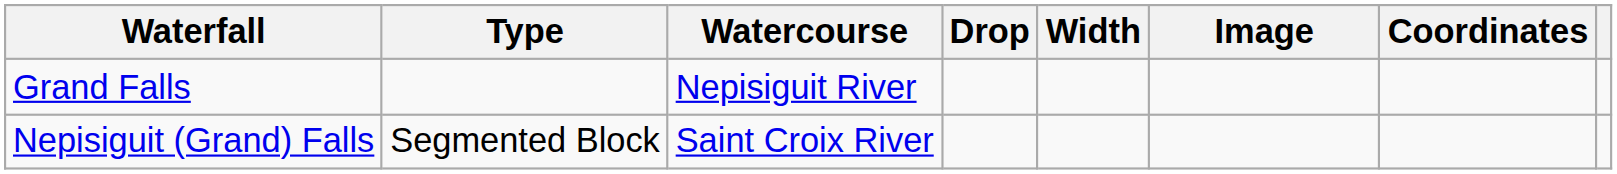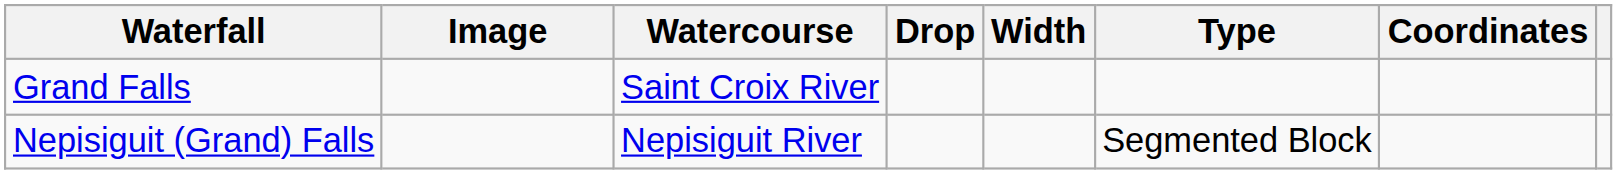columns swapped: (1264, 31) <-> (525, 31)
(796, 86) Nepisiguit River -> (750, 86) Saint Croix River
(805, 140) Saint Croix River -> (742, 140) Nepisiguit River
